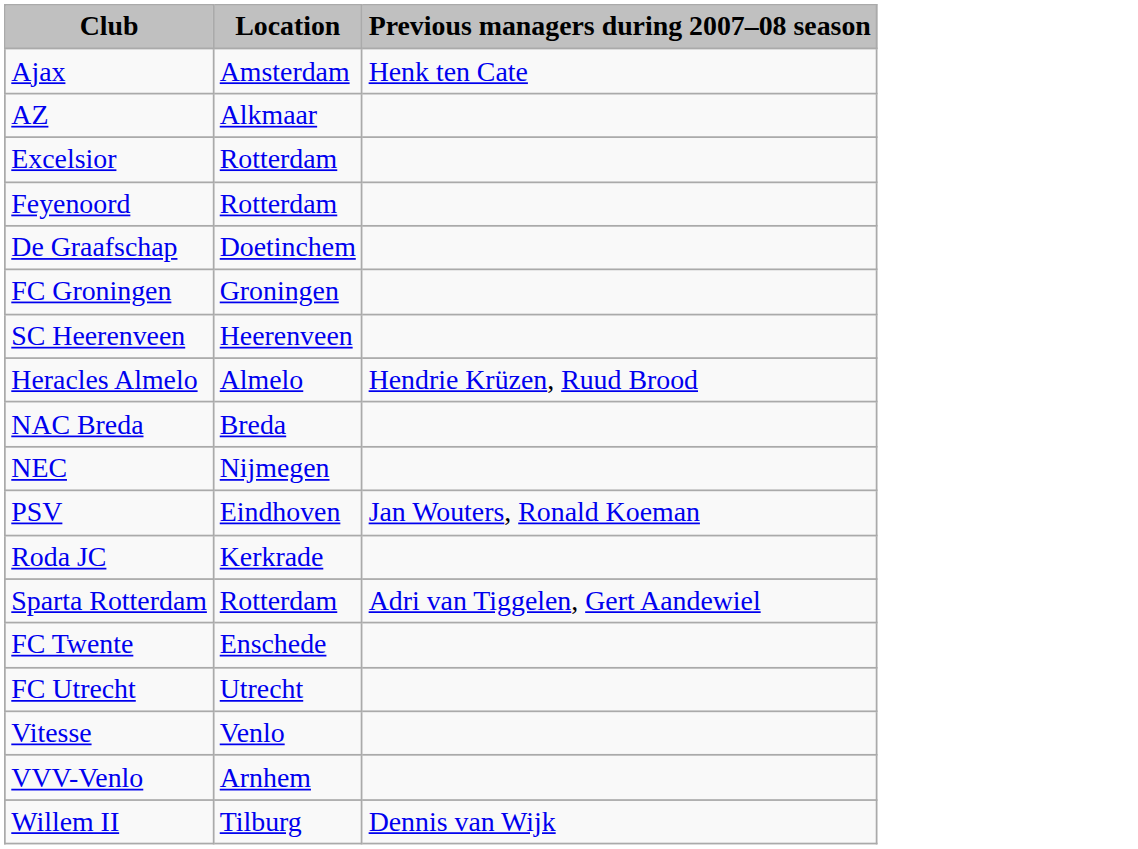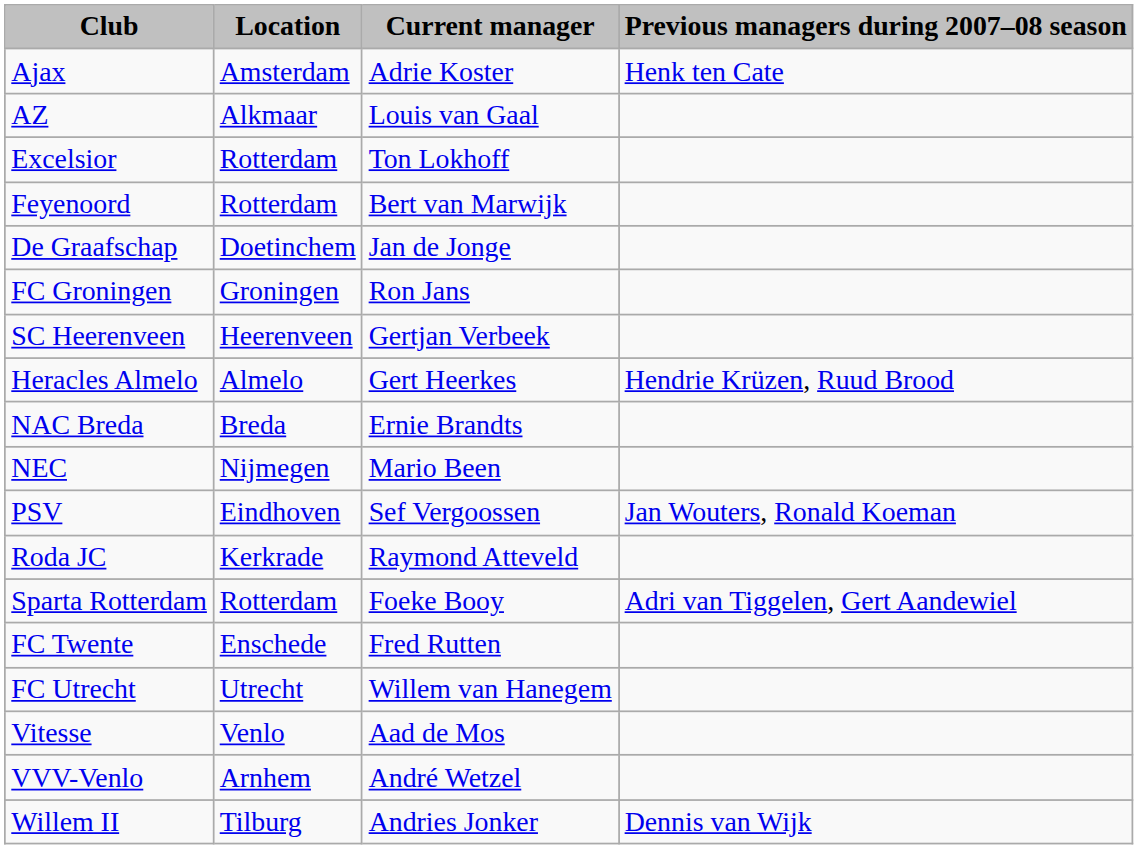+ column: (490, 26)
